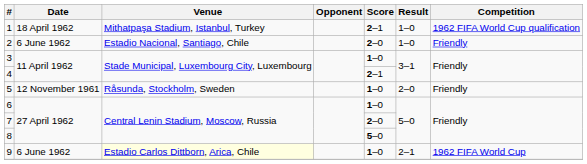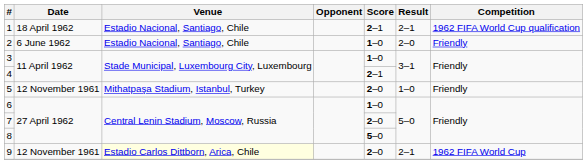(184, 27) Mithatpaşa Stadium, Istanbul, Turkey -> (176, 27) Estadio Nacional, Santiago, Chile
(406, 27) 1–0 -> (406, 27) 2–1
(375, 43) 2–0 -> (375, 43) 1–0
(406, 43) 1–0 -> (406, 43) 2–0
(169, 89) Råsunda, Stockholm, Sweden -> (184, 89) Mithatpaşa Stadium, Istanbul, Turkey
(375, 89) 1–0 -> (375, 89) 2–0
(406, 89) 2–0 -> (406, 89) 1–0
(43, 151) 6 June 1962 -> (58, 151) 12 November 1961
(375, 151) 1–0 -> (375, 151) 2–0
